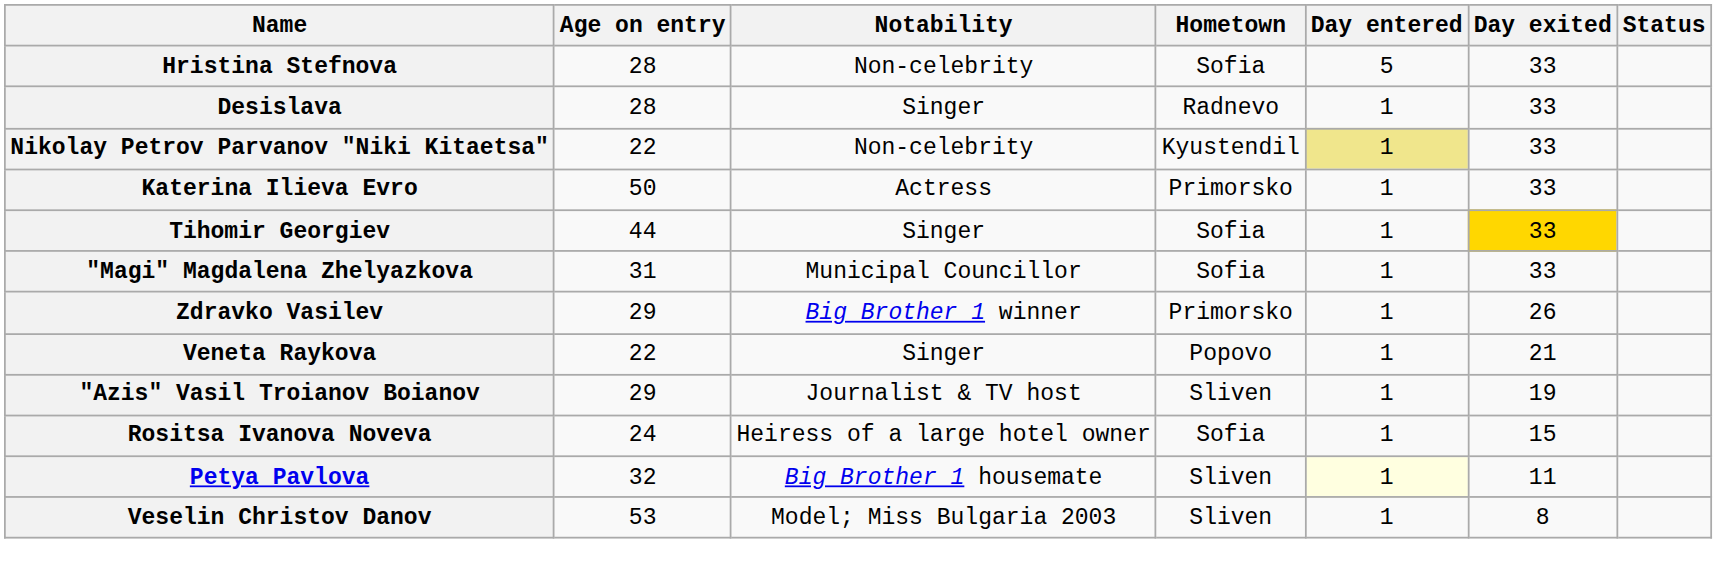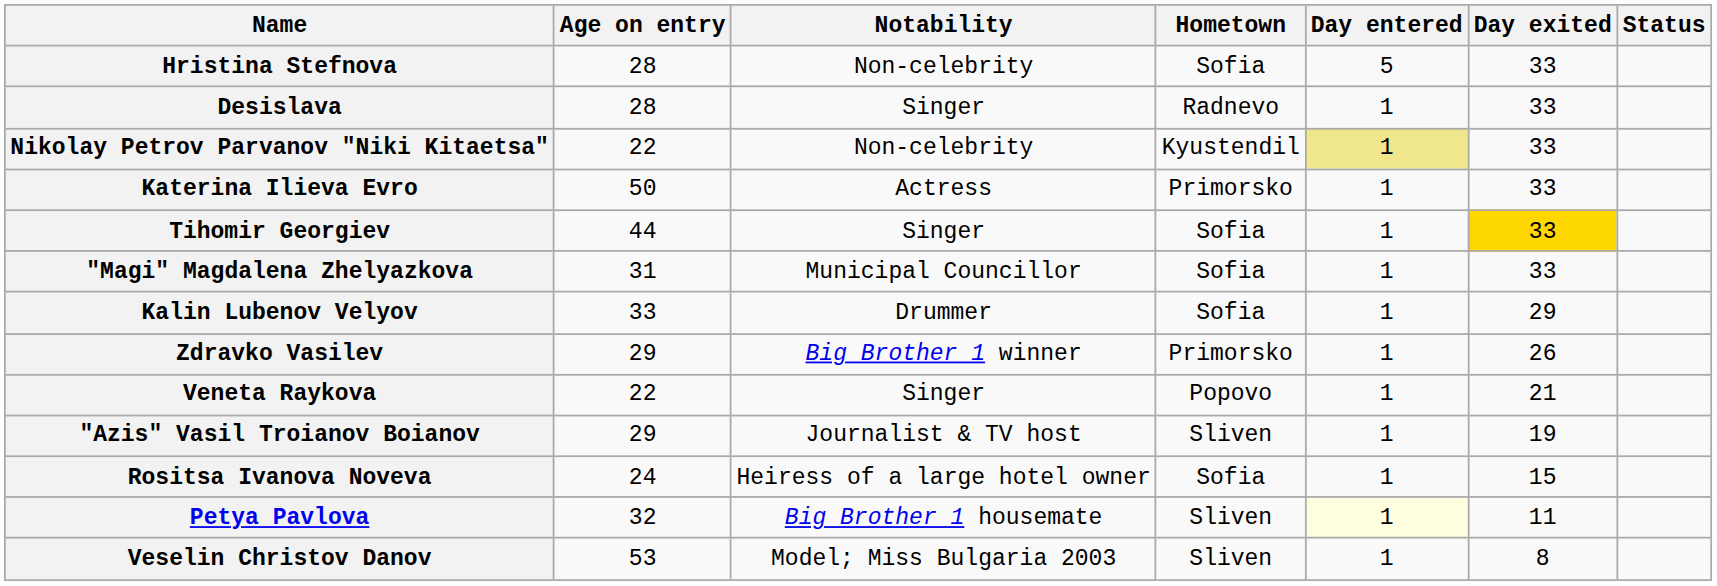+ row: (280, 313)
